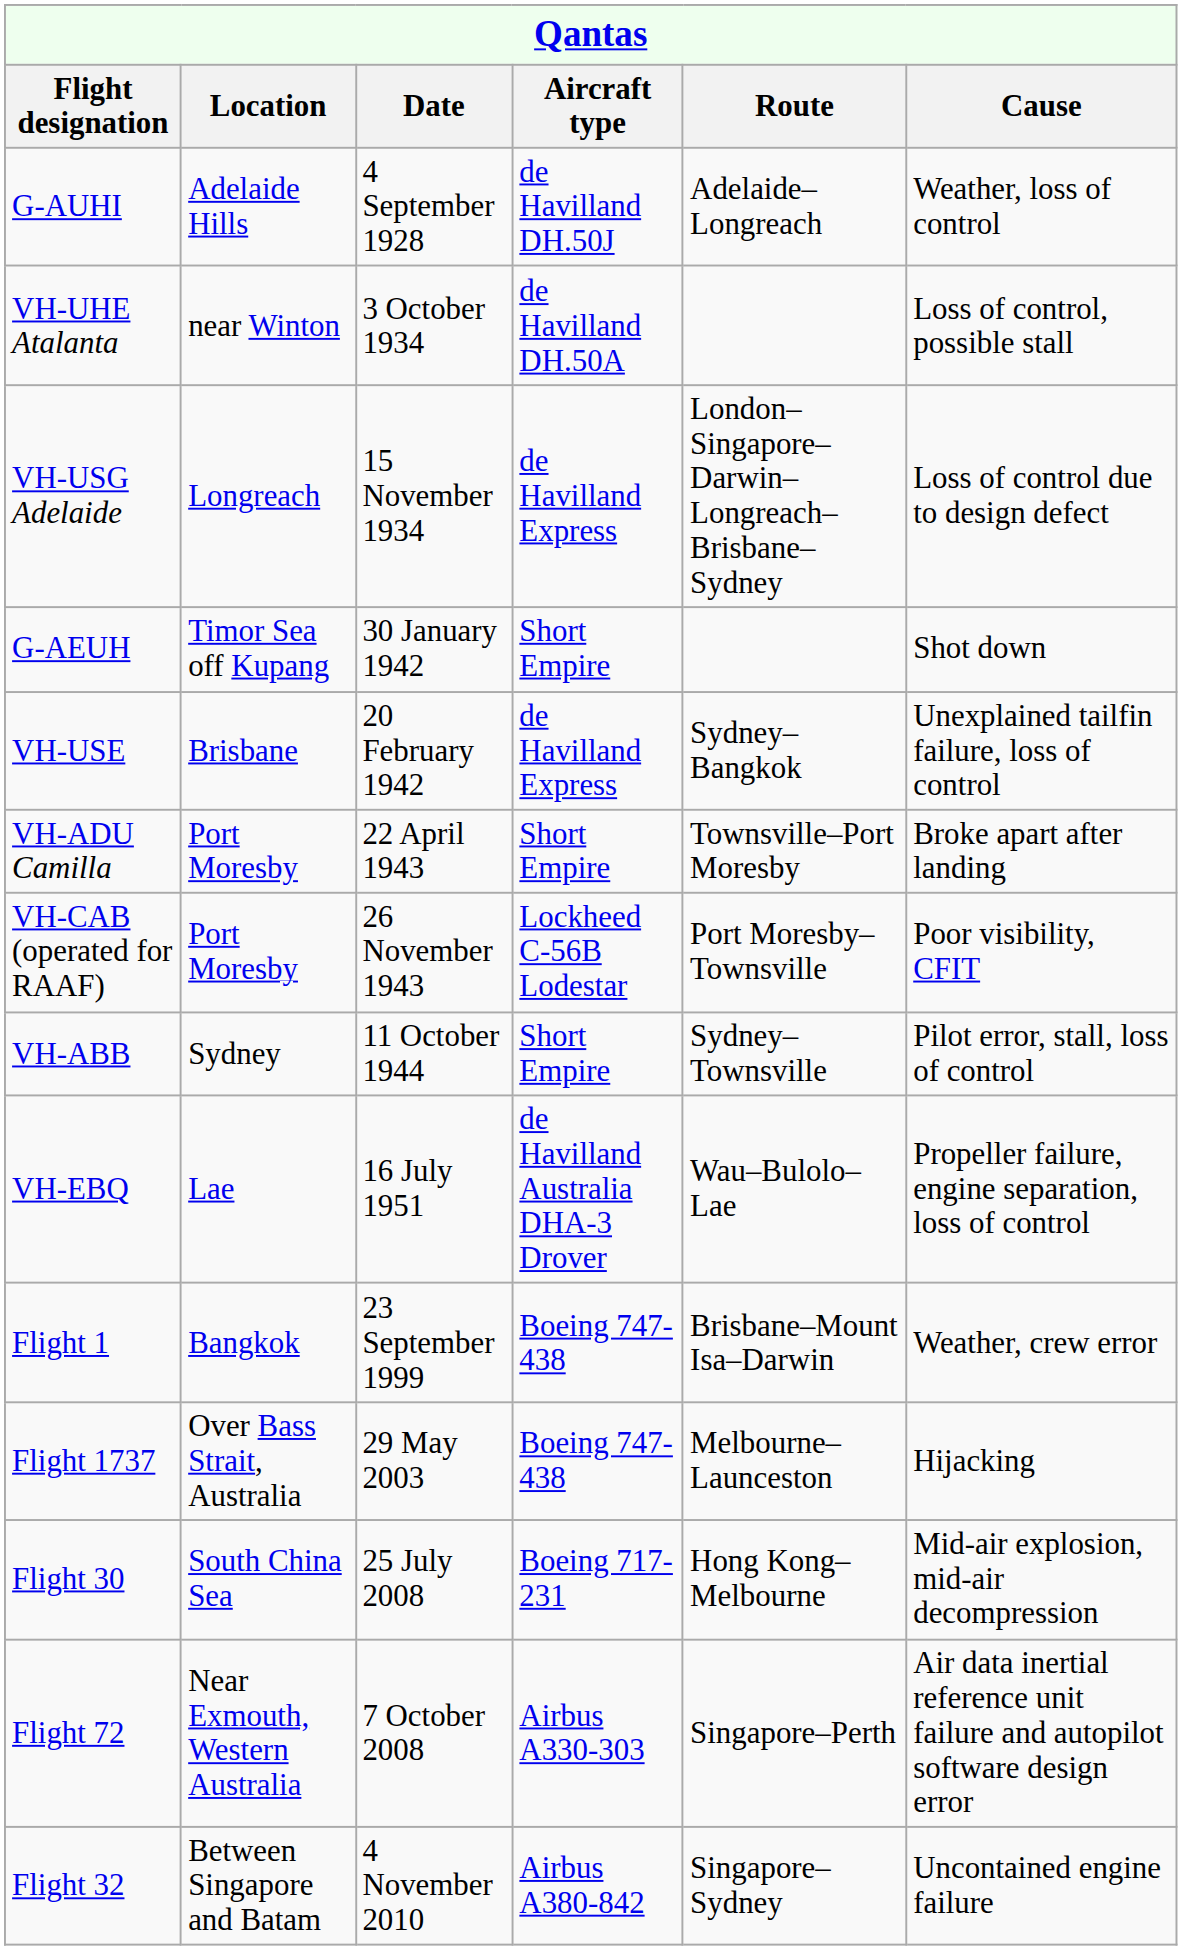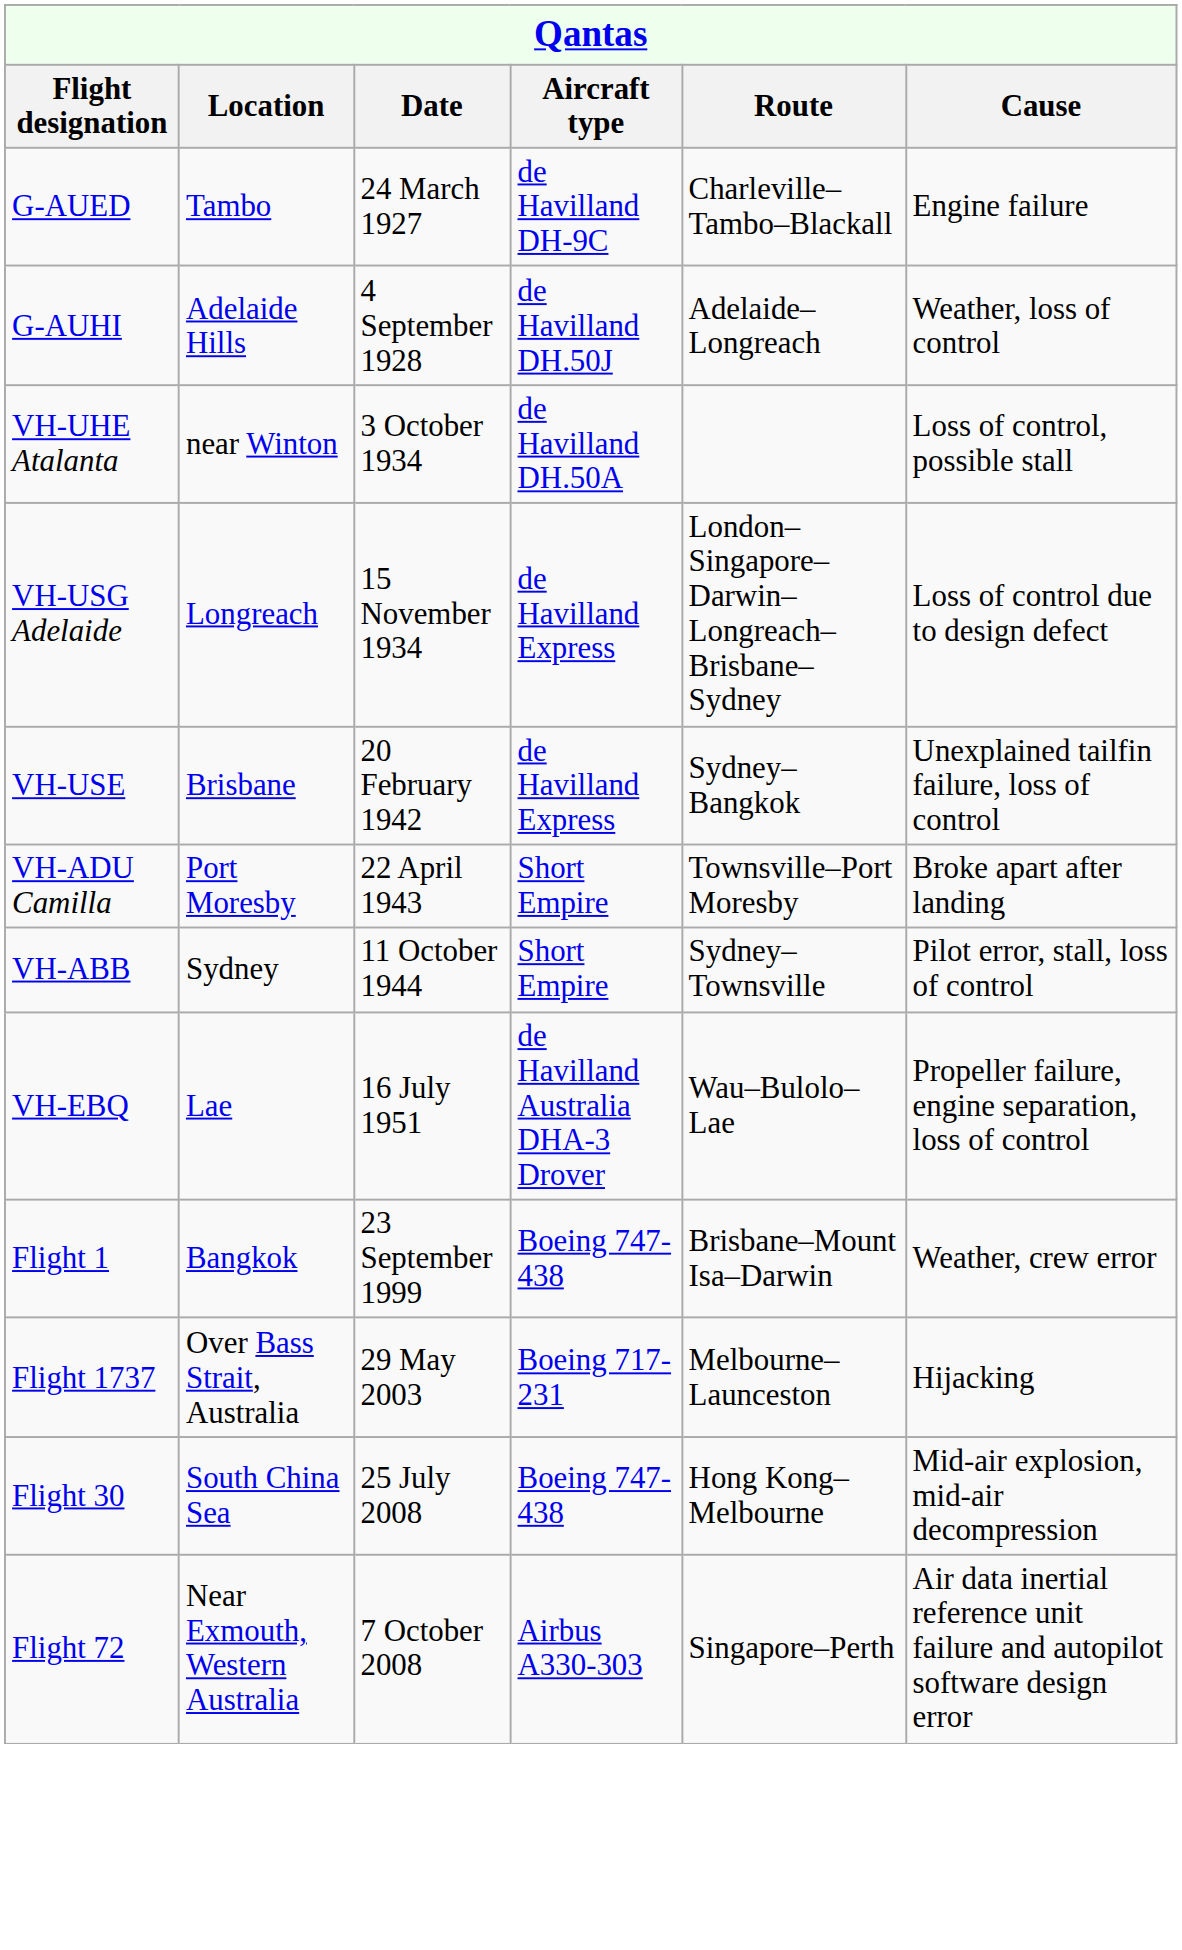+ row: (71, 206)
- row: (71, 648)
- row: (92, 952)
(596, 1460) Boeing 747-438 -> (594, 1376) Boeing 717-231
(596, 1579) Boeing 717-231 -> (594, 1495) Boeing 747-438
- row: (68, 1885)
